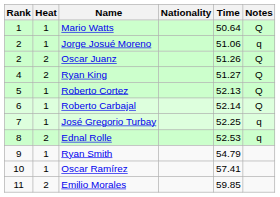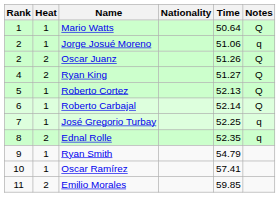(228, 137) 52.53 -> (228, 137) 52.35
